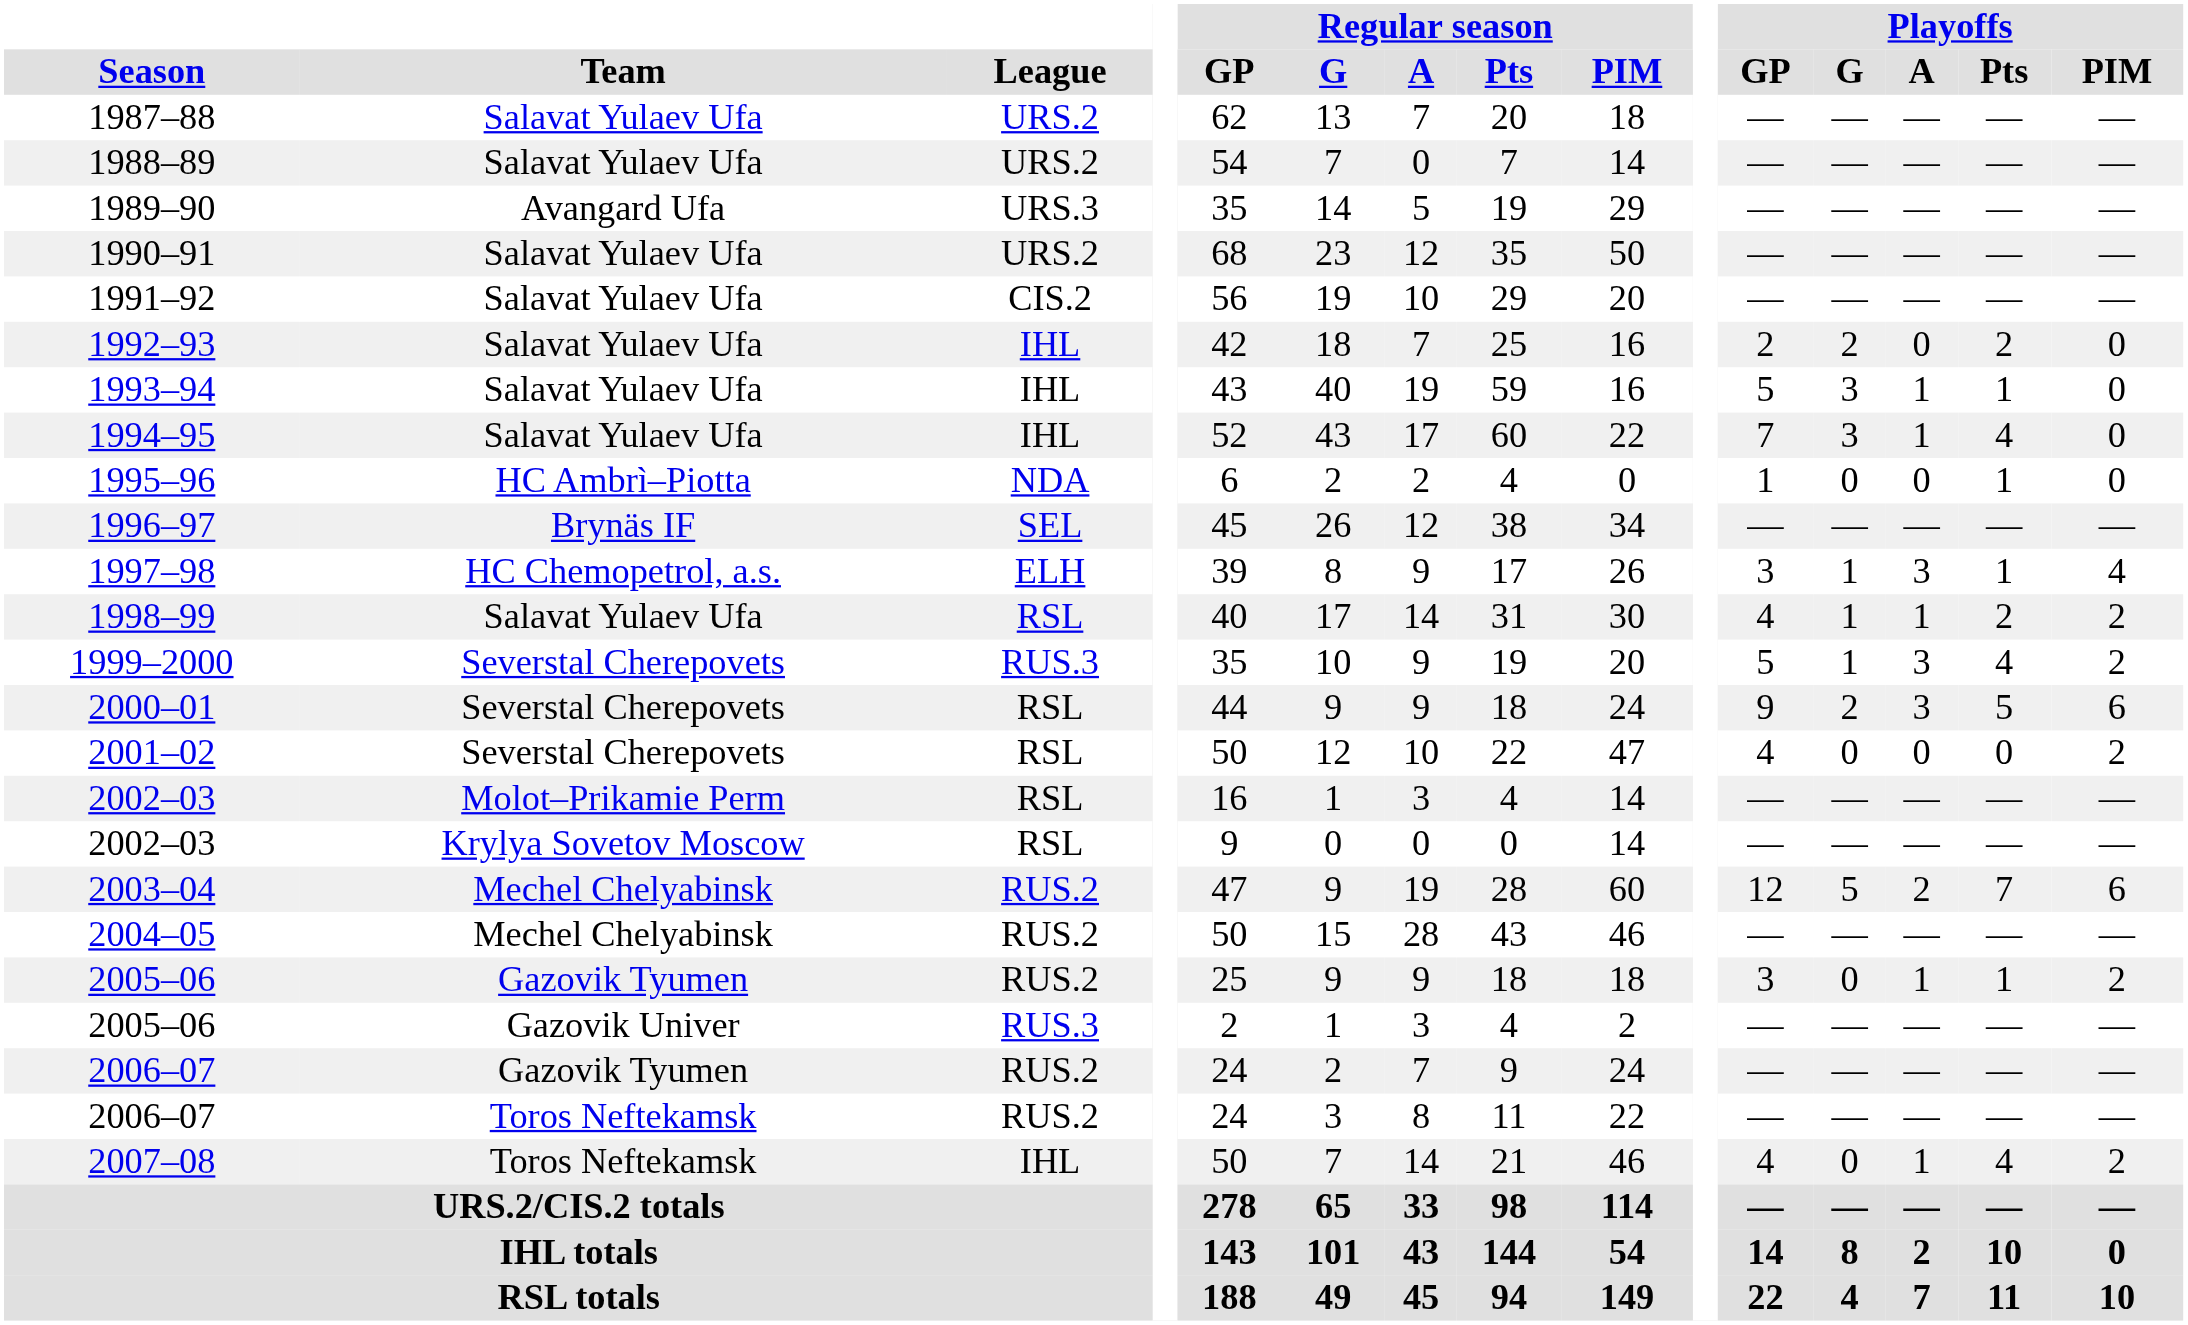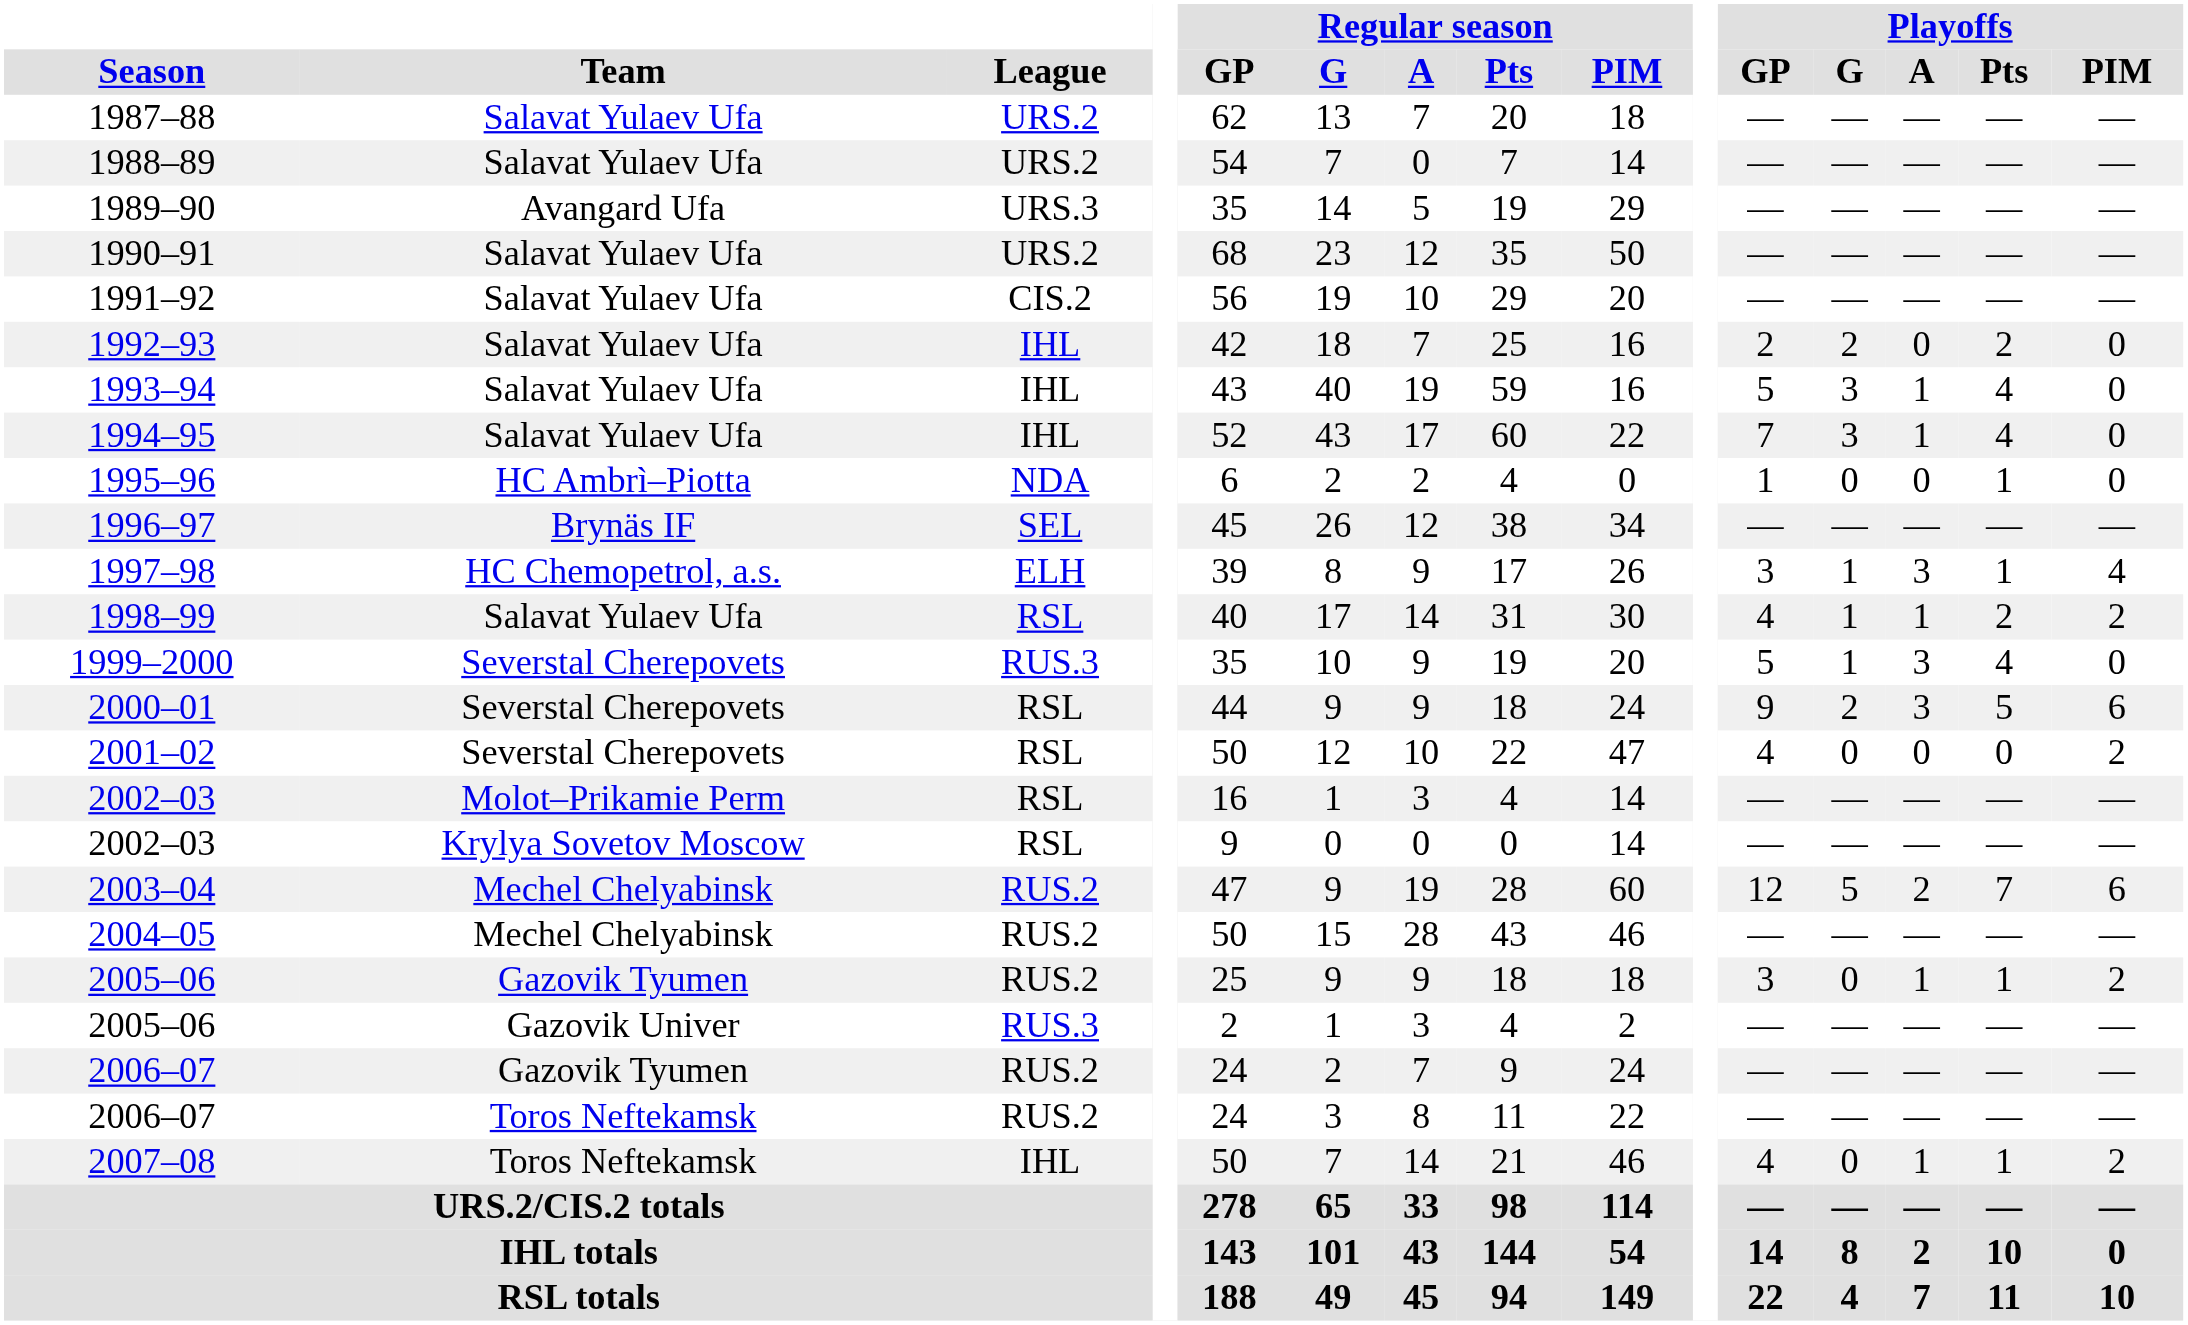(2004, 389) 1 -> (2004, 389) 4
(2117, 661) 2 -> (2117, 661) 0
(2004, 1161) 4 -> (2004, 1161) 1
